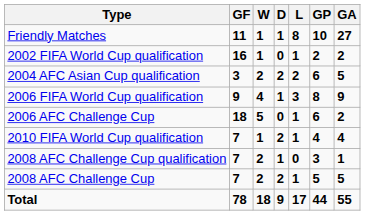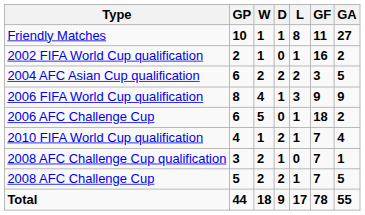columns swapped: (322, 14) <-> (241, 14)
